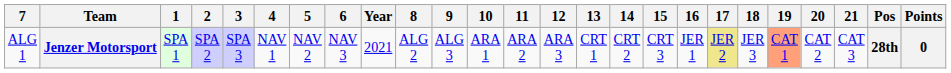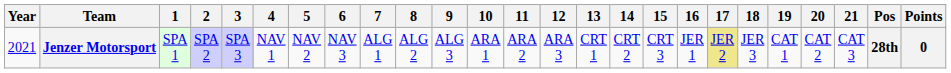columns swapped: (378, 15) <-> (22, 15)
(784, 47) lightsalmon background -> (784, 47) no background
